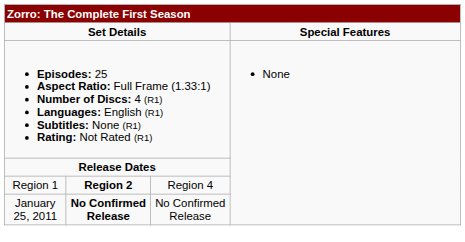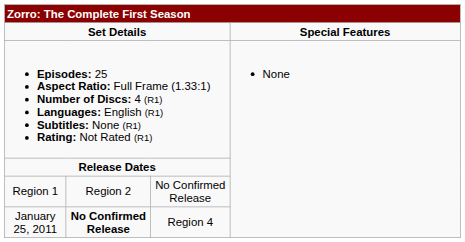(108, 185) bold -> (108, 191) normal
(190, 185) Region 4 -> (190, 191) No Confirmed Release
(190, 209) No Confirmed Release -> (190, 222) Region 4
